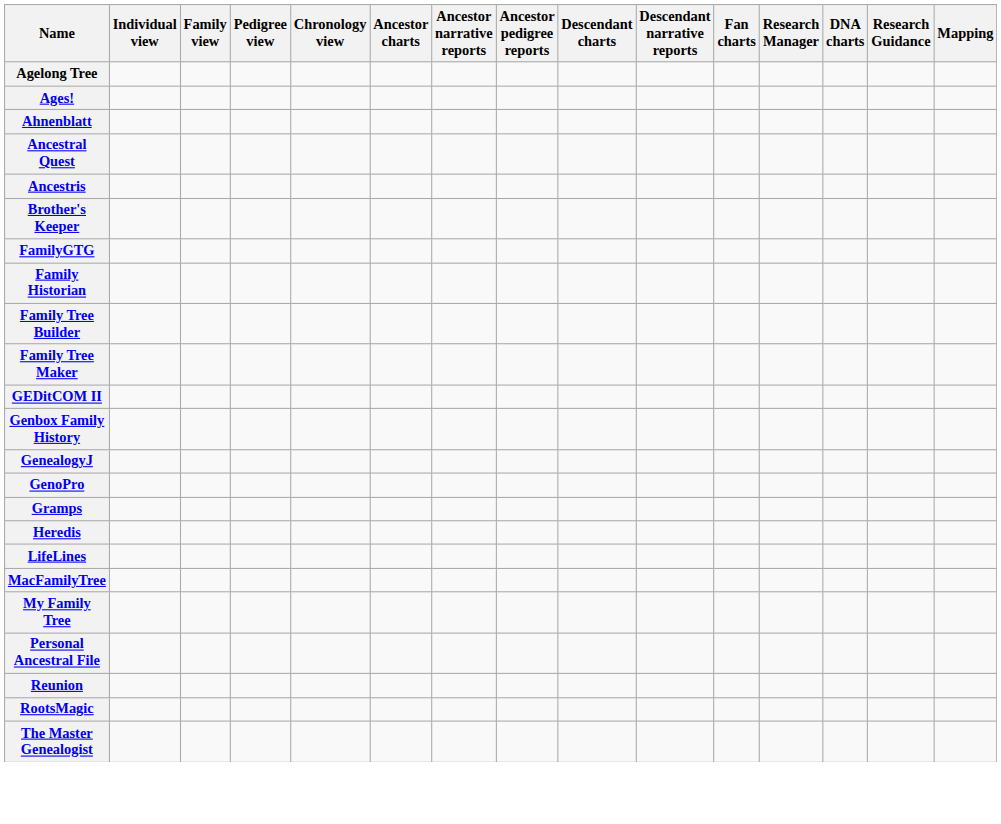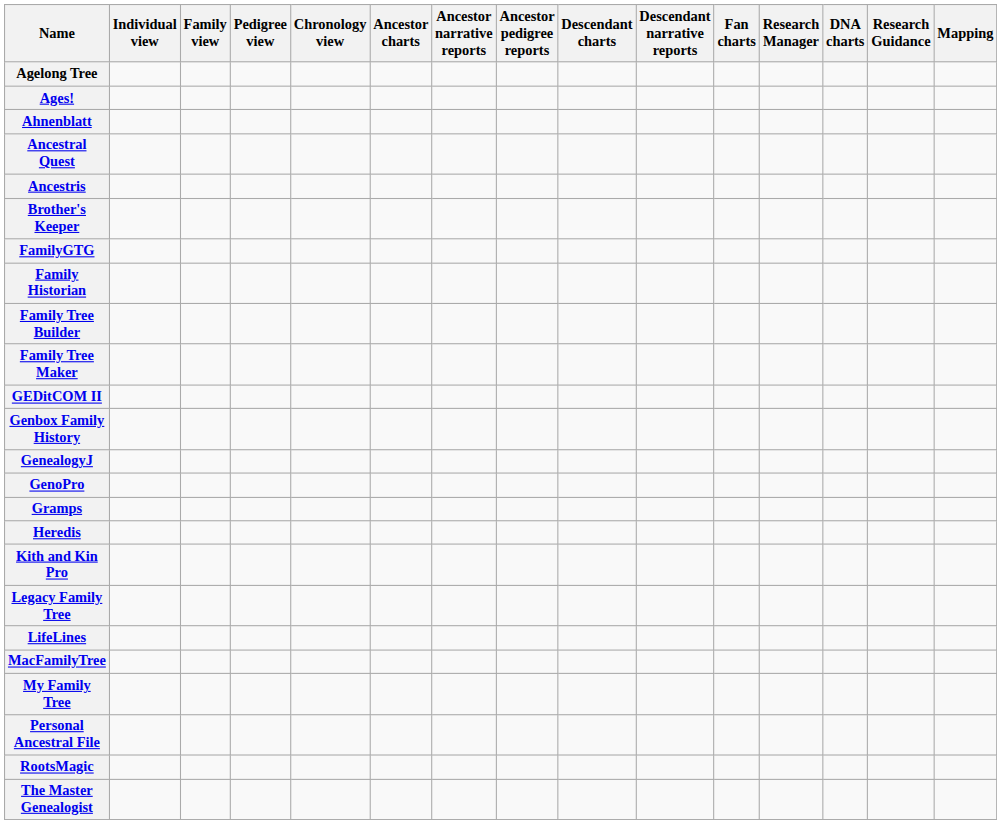+ row: (57, 564)
+ row: (57, 605)
- row: (57, 685)
